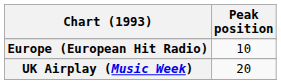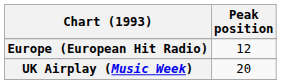(244, 49) 10 -> (244, 49) 12
